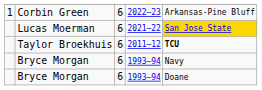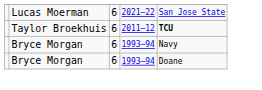- row: (53, 12)
(198, 29) gold background -> (192, 12) no background
